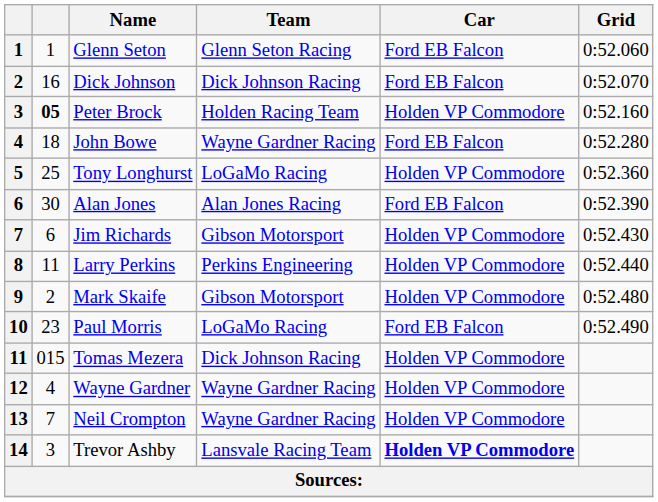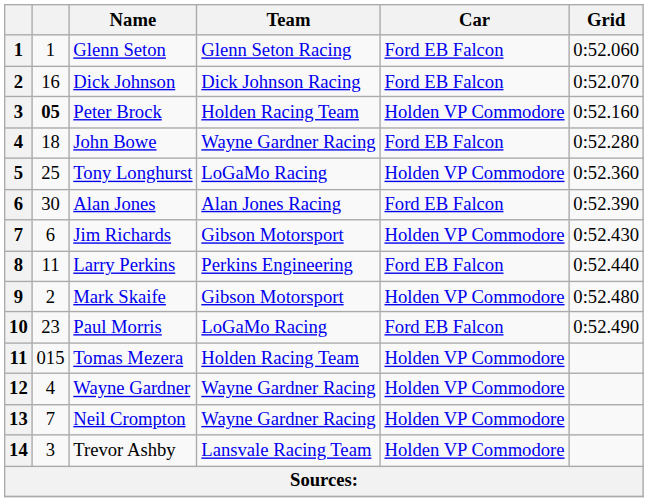(475, 265) Holden VP Commodore -> (444, 265) Ford EB Falcon
(281, 357) Dick Johnson Racing -> (280, 357) Holden Racing Team
(479, 449) bold -> (475, 449) normal
